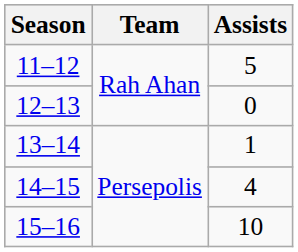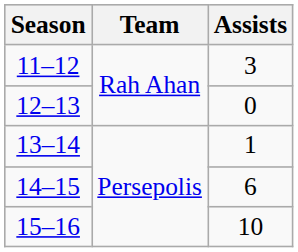(250, 65) 5 -> (250, 65) 3
(250, 186) 4 -> (250, 186) 6
